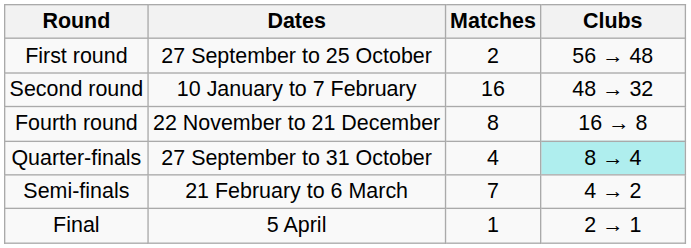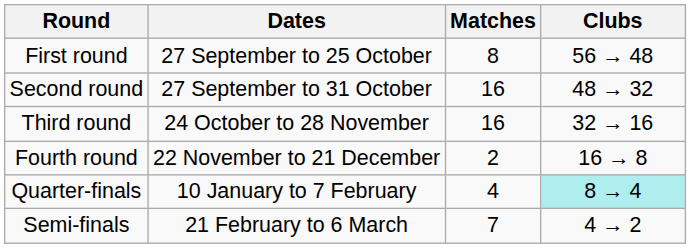(493, 55) 2 -> (493, 55) 8
(297, 89) 10 January to 7 February -> (297, 89) 27 September to 31 October
+ row: (76, 123)
(493, 123) 8 -> (493, 157) 2
(297, 157) 27 September to 31 October -> (297, 191) 10 January to 7 February
- row: (76, 225)
